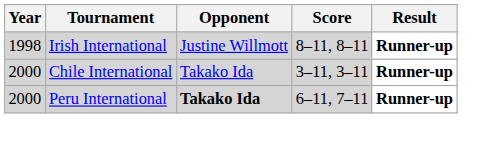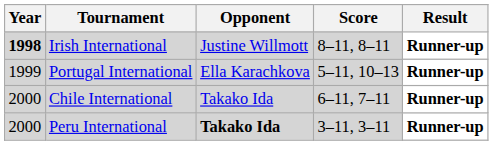(25, 45) normal -> (25, 45) bold
+ row: (121, 72)
(332, 72) 3–11, 3–11 -> (354, 99) 6–11, 7–11
(332, 99) 6–11, 7–11 -> (354, 126) 3–11, 3–11
